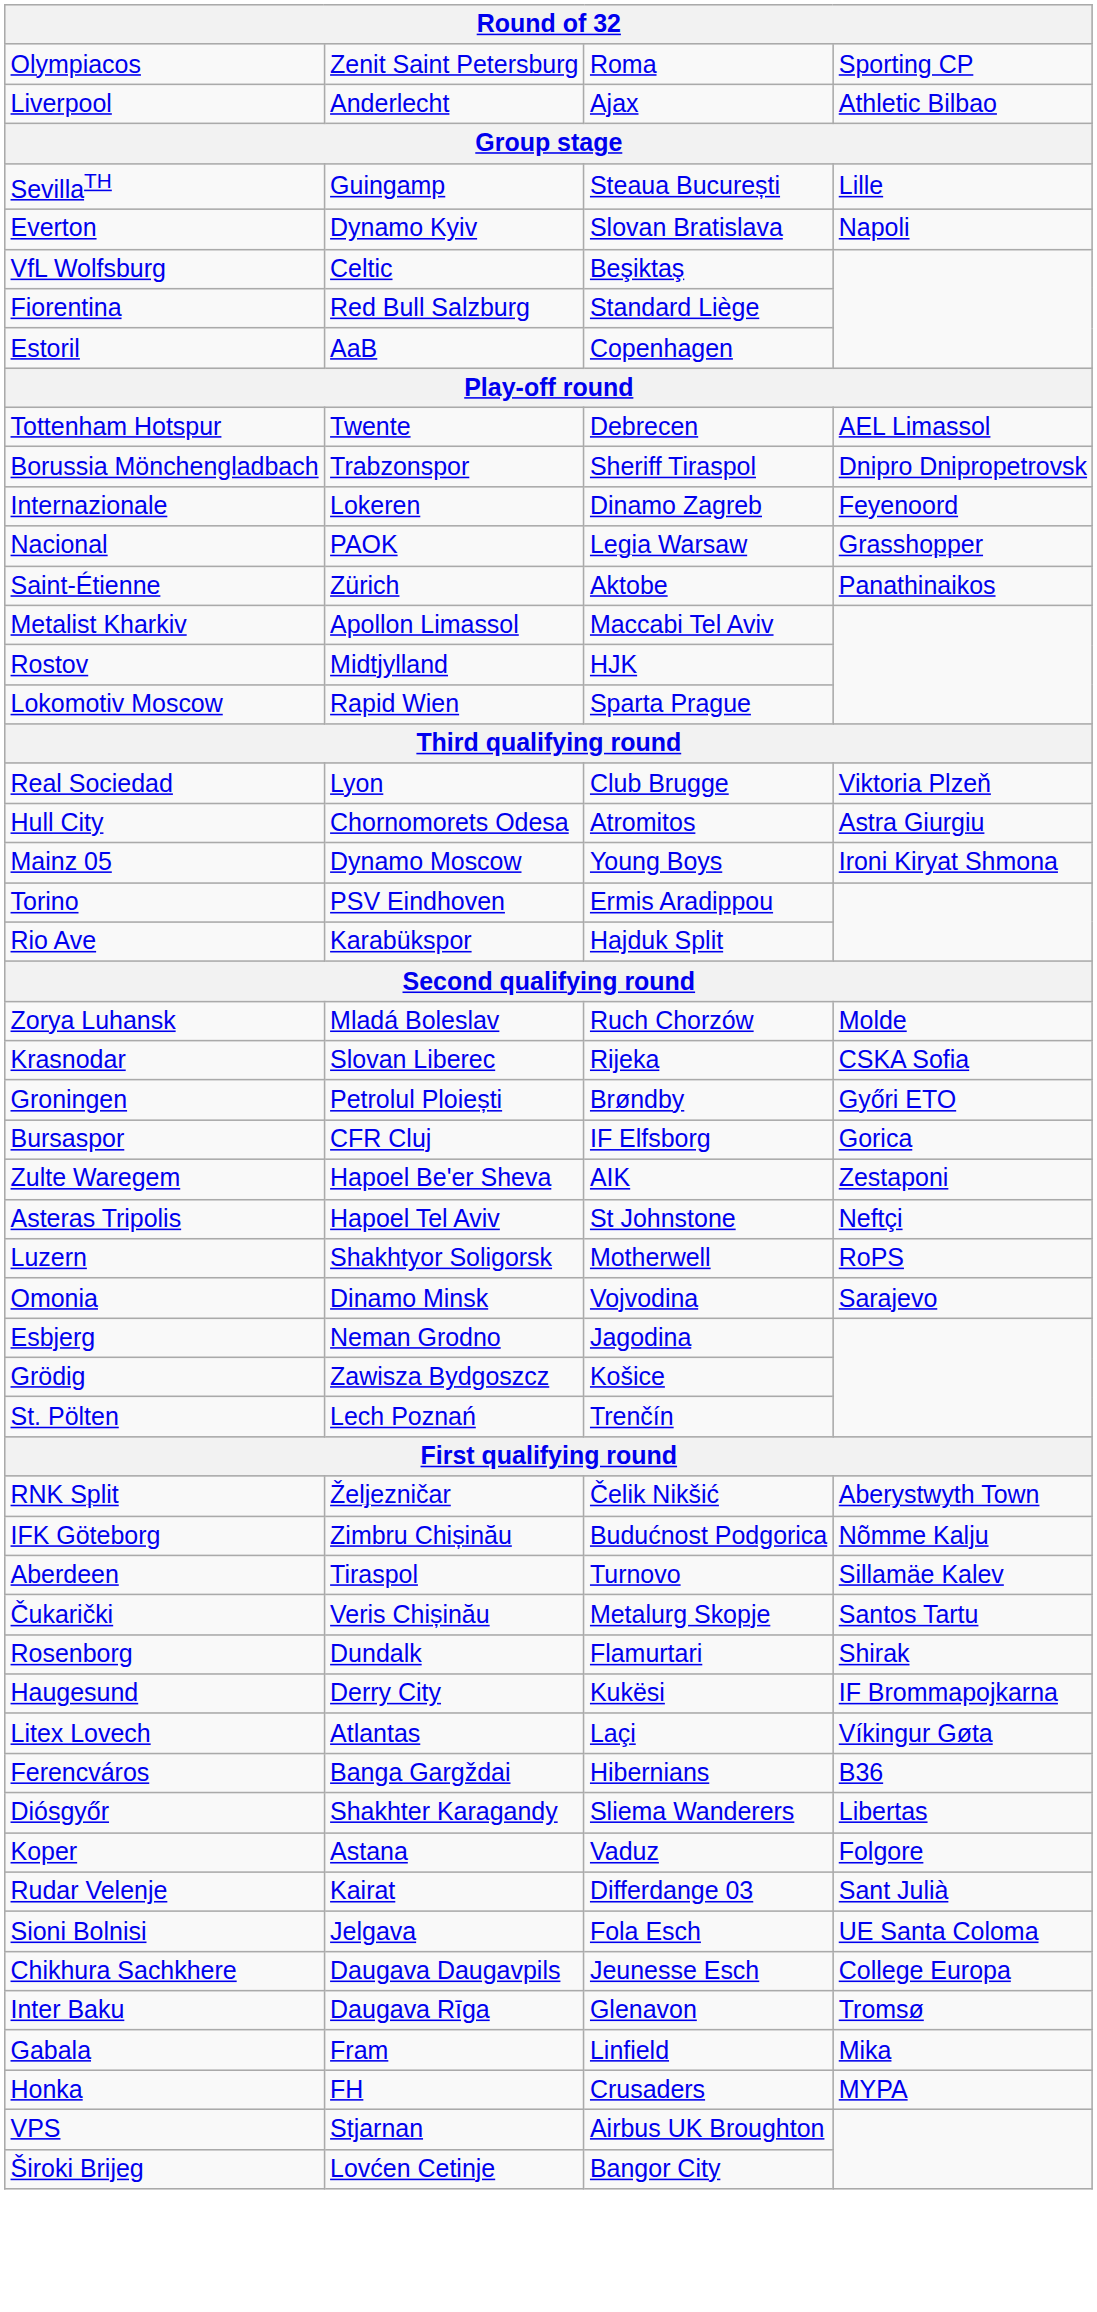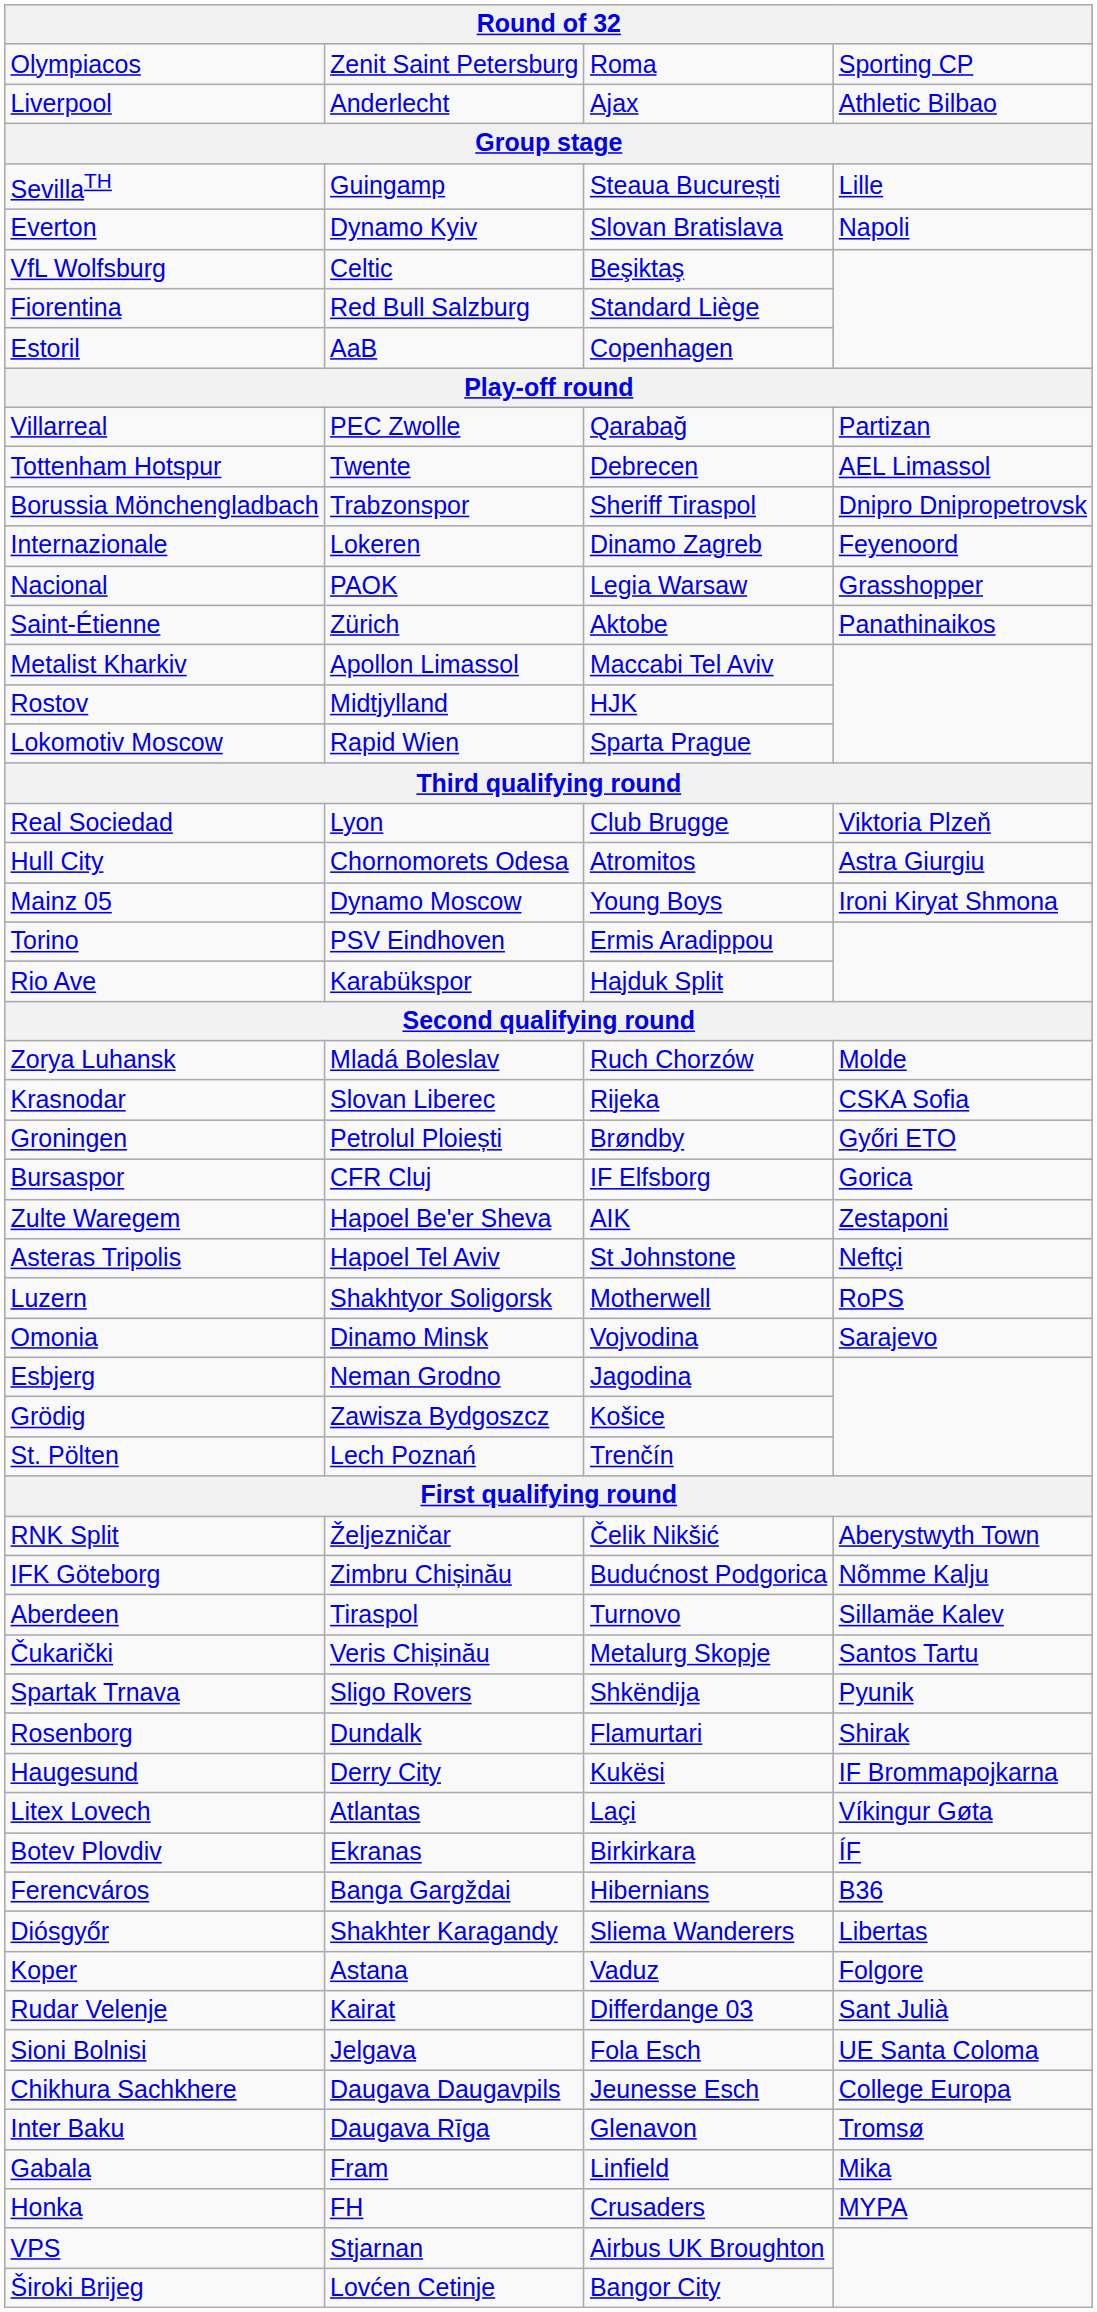+ row: (59, 426)
+ row: (95, 1693)
+ row: (86, 1851)
